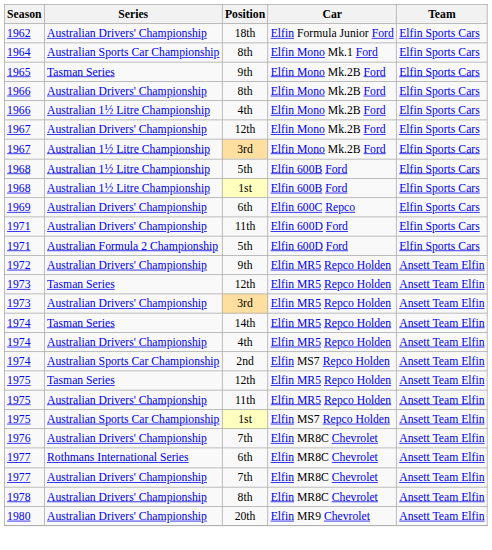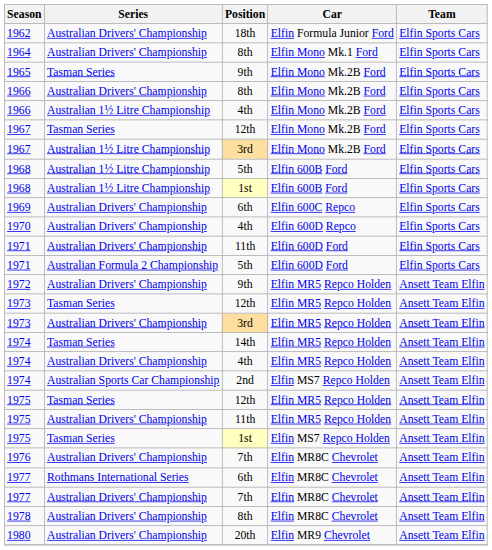(133, 52) Australian Sports Car Championship -> (127, 52) Australian Drivers' Championship
(127, 130) Australian Drivers' Championship -> (81, 130) Tasman Series
+ row: (19, 226)
(133, 419) Australian Sports Car Championship -> (81, 438) Tasman Series
